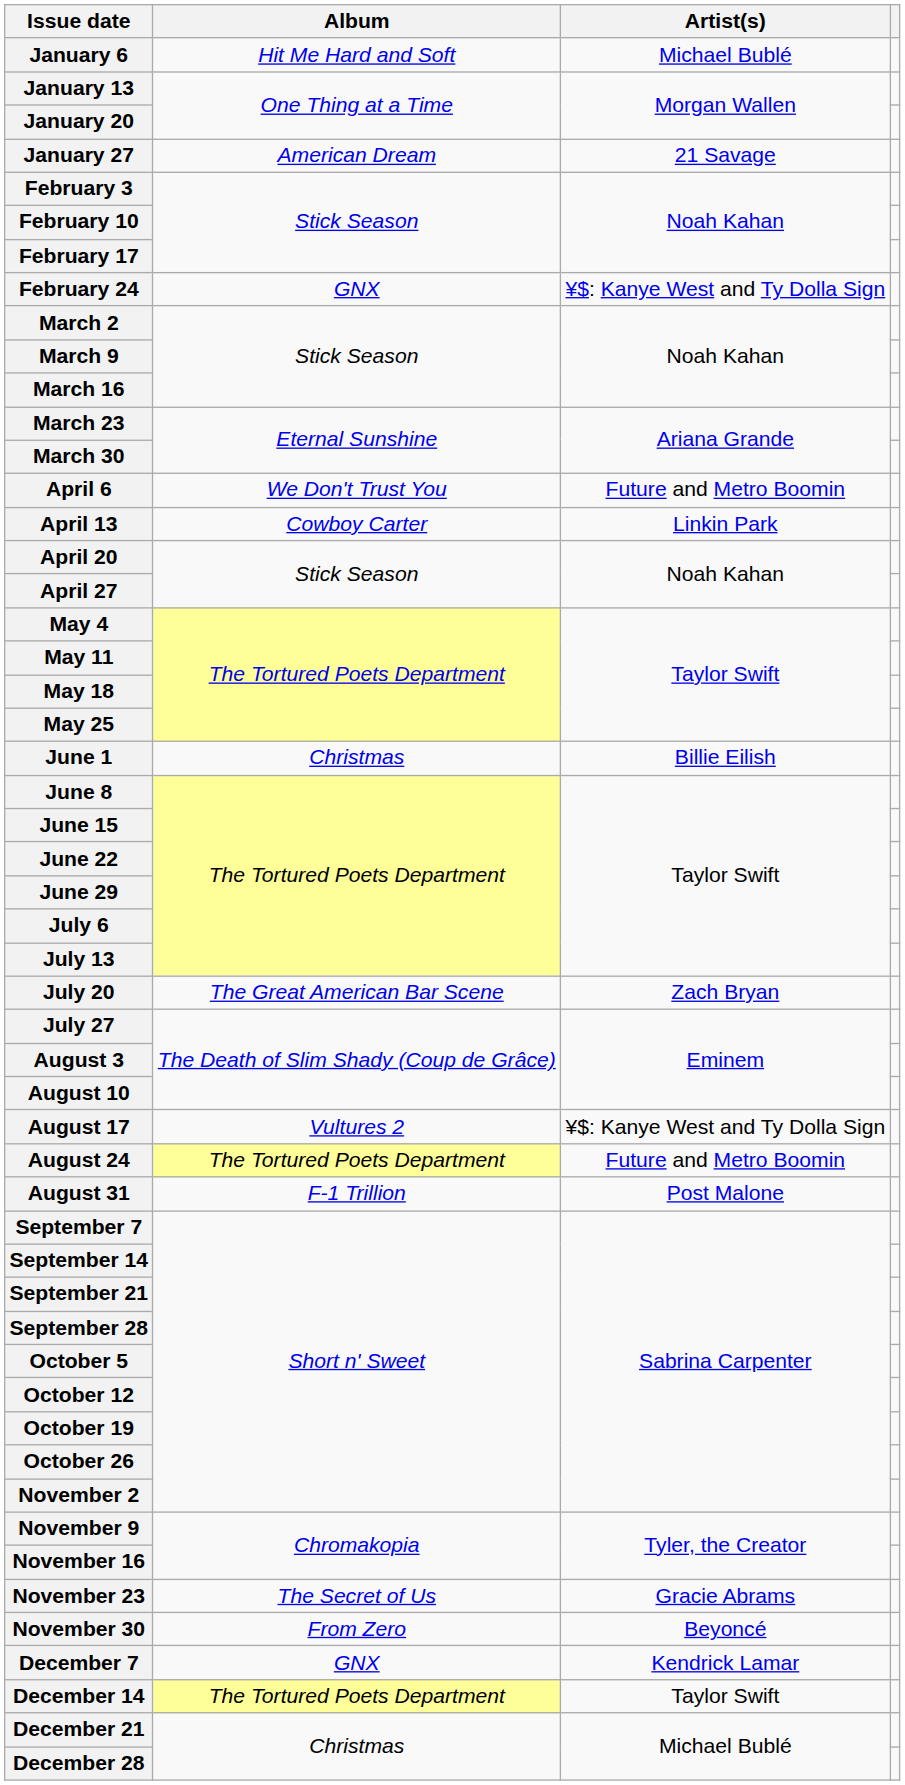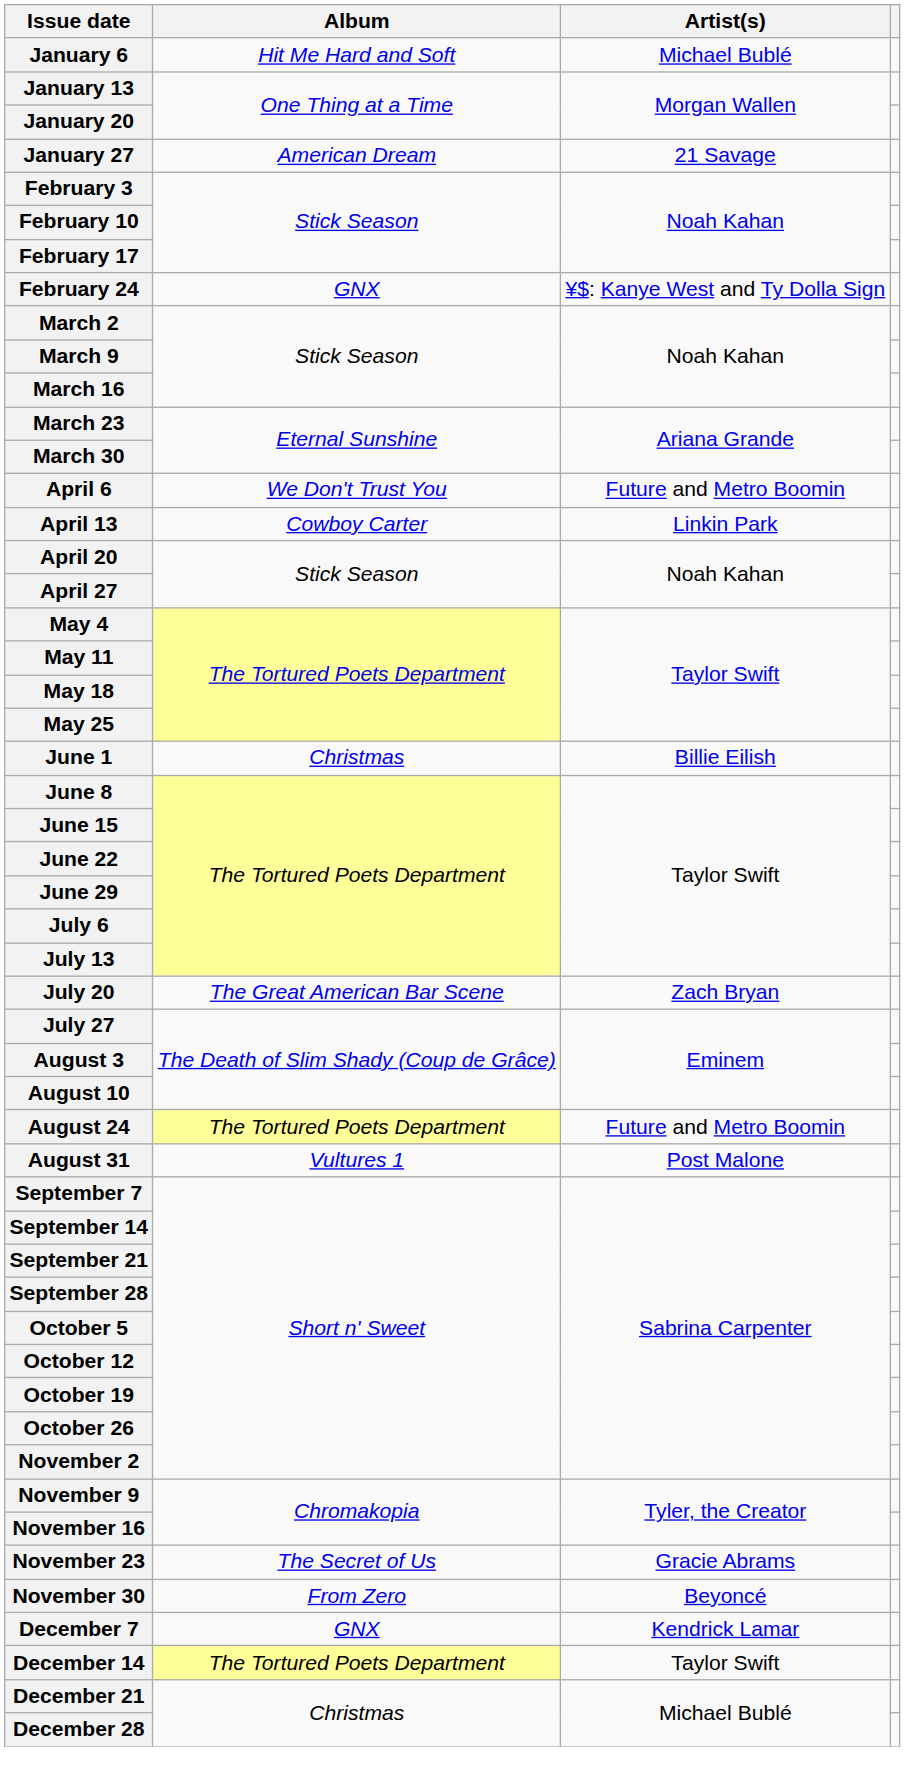- row: (79, 1126)
(357, 1193) F-1 Trillion -> (357, 1160) Vultures 1
